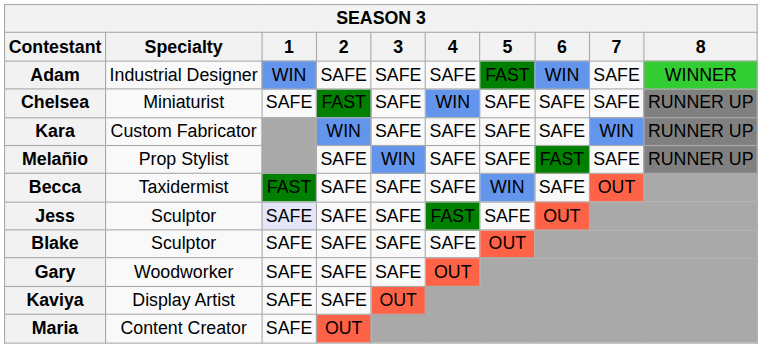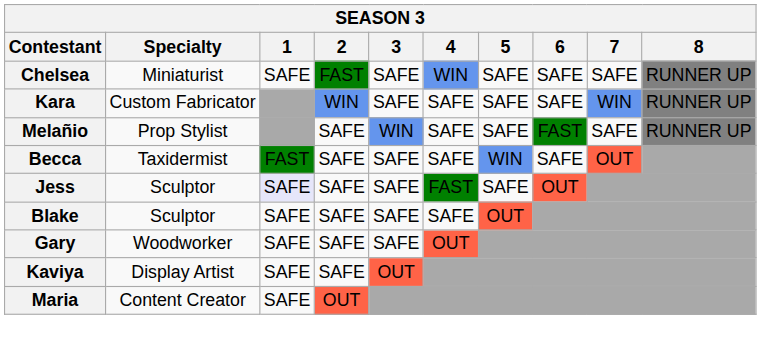- row: (55, 74)
